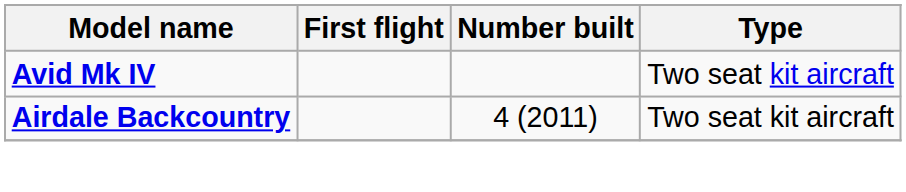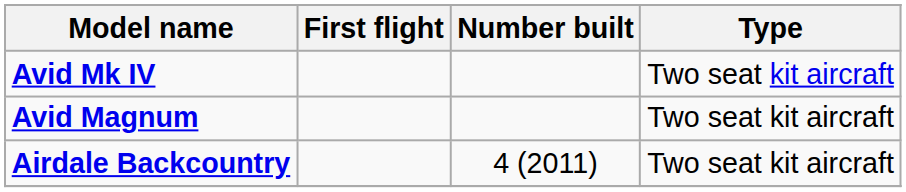+ row: (105, 119)
